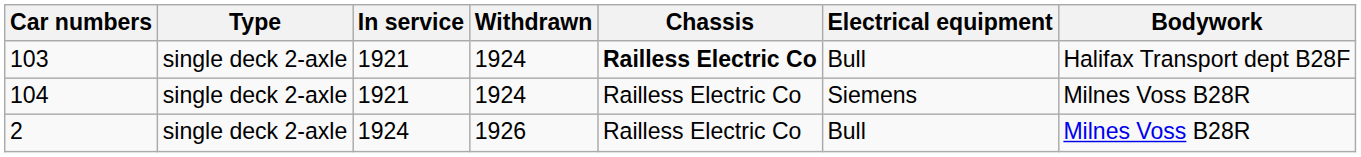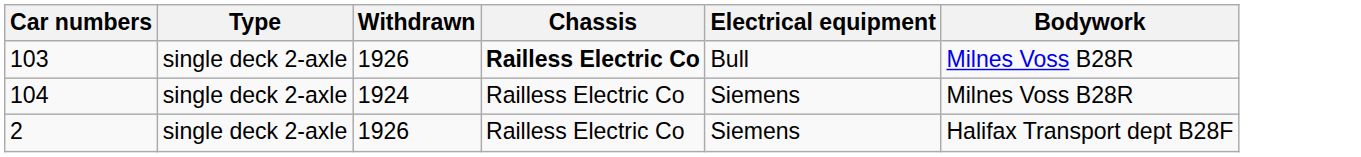- column: (411, 22)
(500, 59) 1924 -> (383, 59) 1926
(1207, 59) Halifax Transport dept B28F -> (1040, 59) Milnes Voss B28R
(847, 132) Bull -> (755, 132) Siemens
(1157, 132) Milnes Voss B28R -> (1090, 132) Halifax Transport dept B28F
